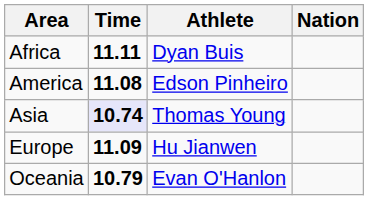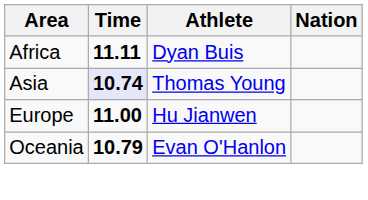- row: (46, 83)
(117, 147) 11.09 -> (117, 115) 11.00
